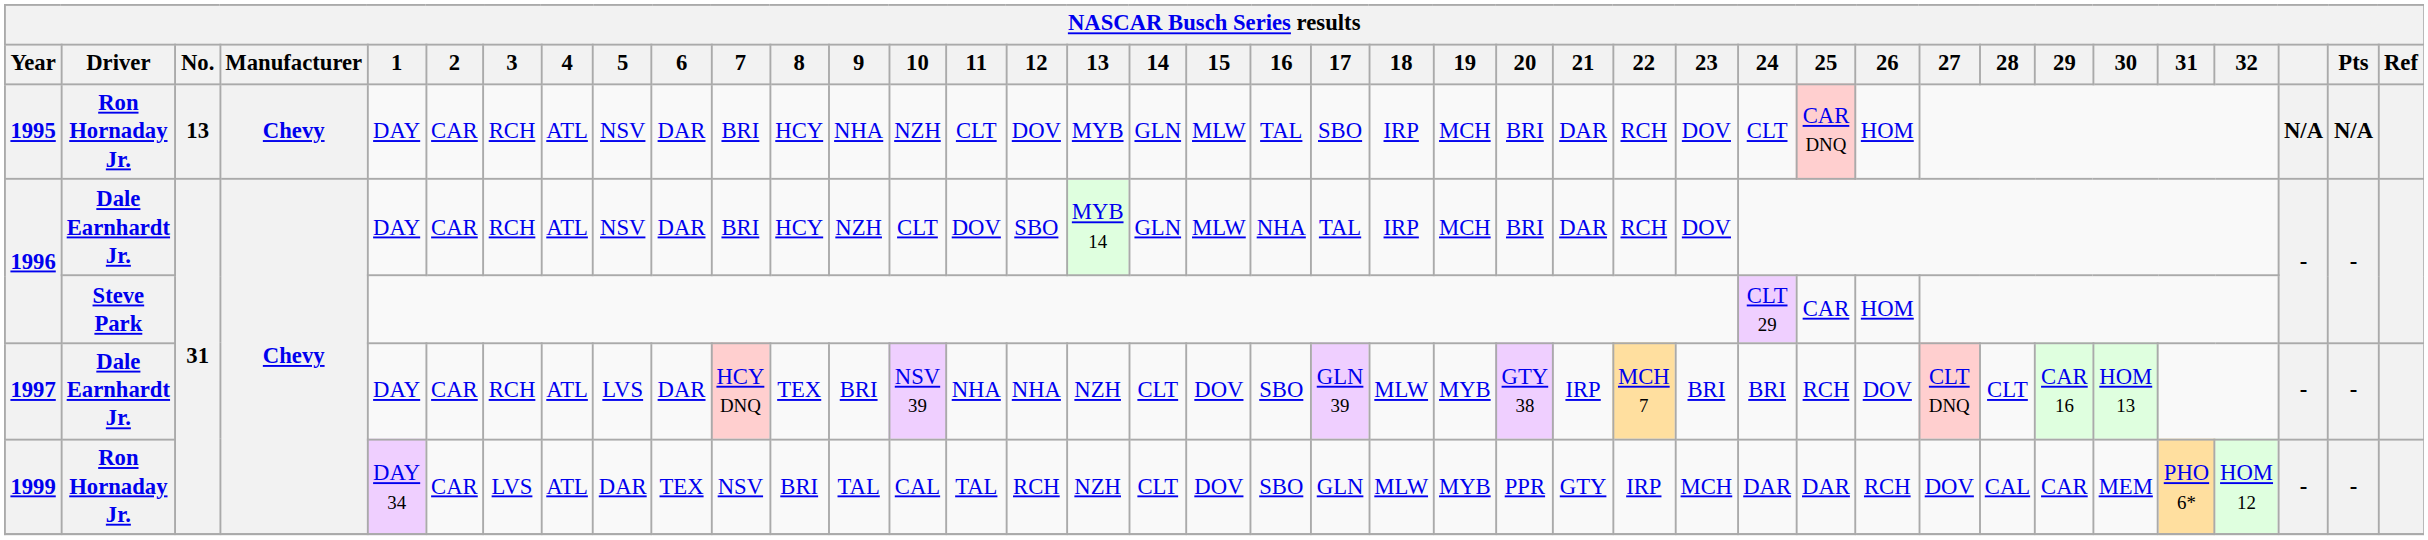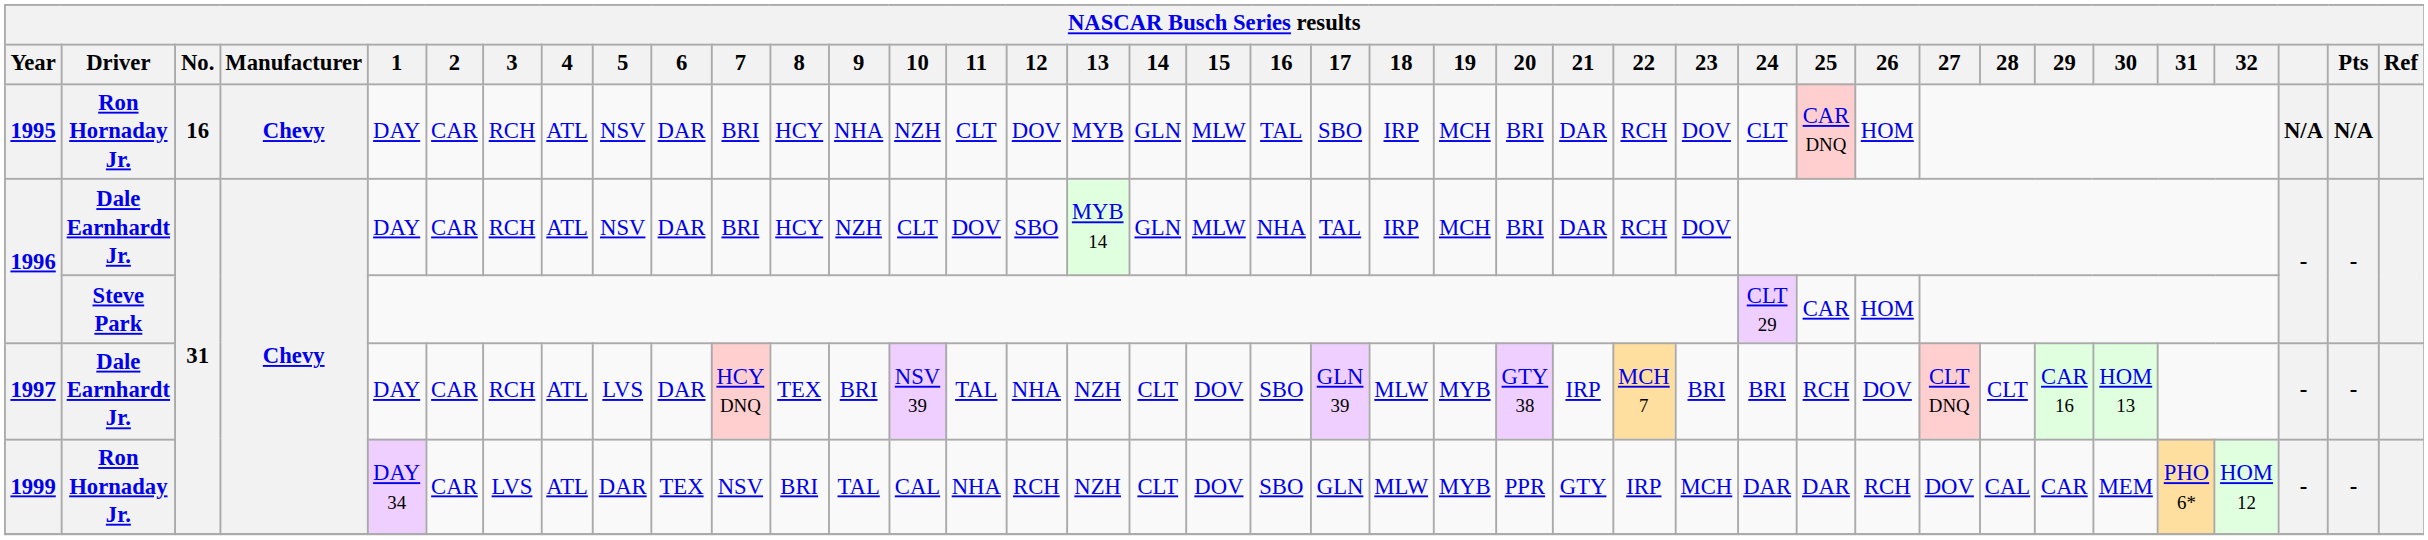(198, 131) 13 -> (198, 131) 16
(976, 390) NHA -> (976, 390) TAL
(976, 486) TAL -> (976, 486) NHA
